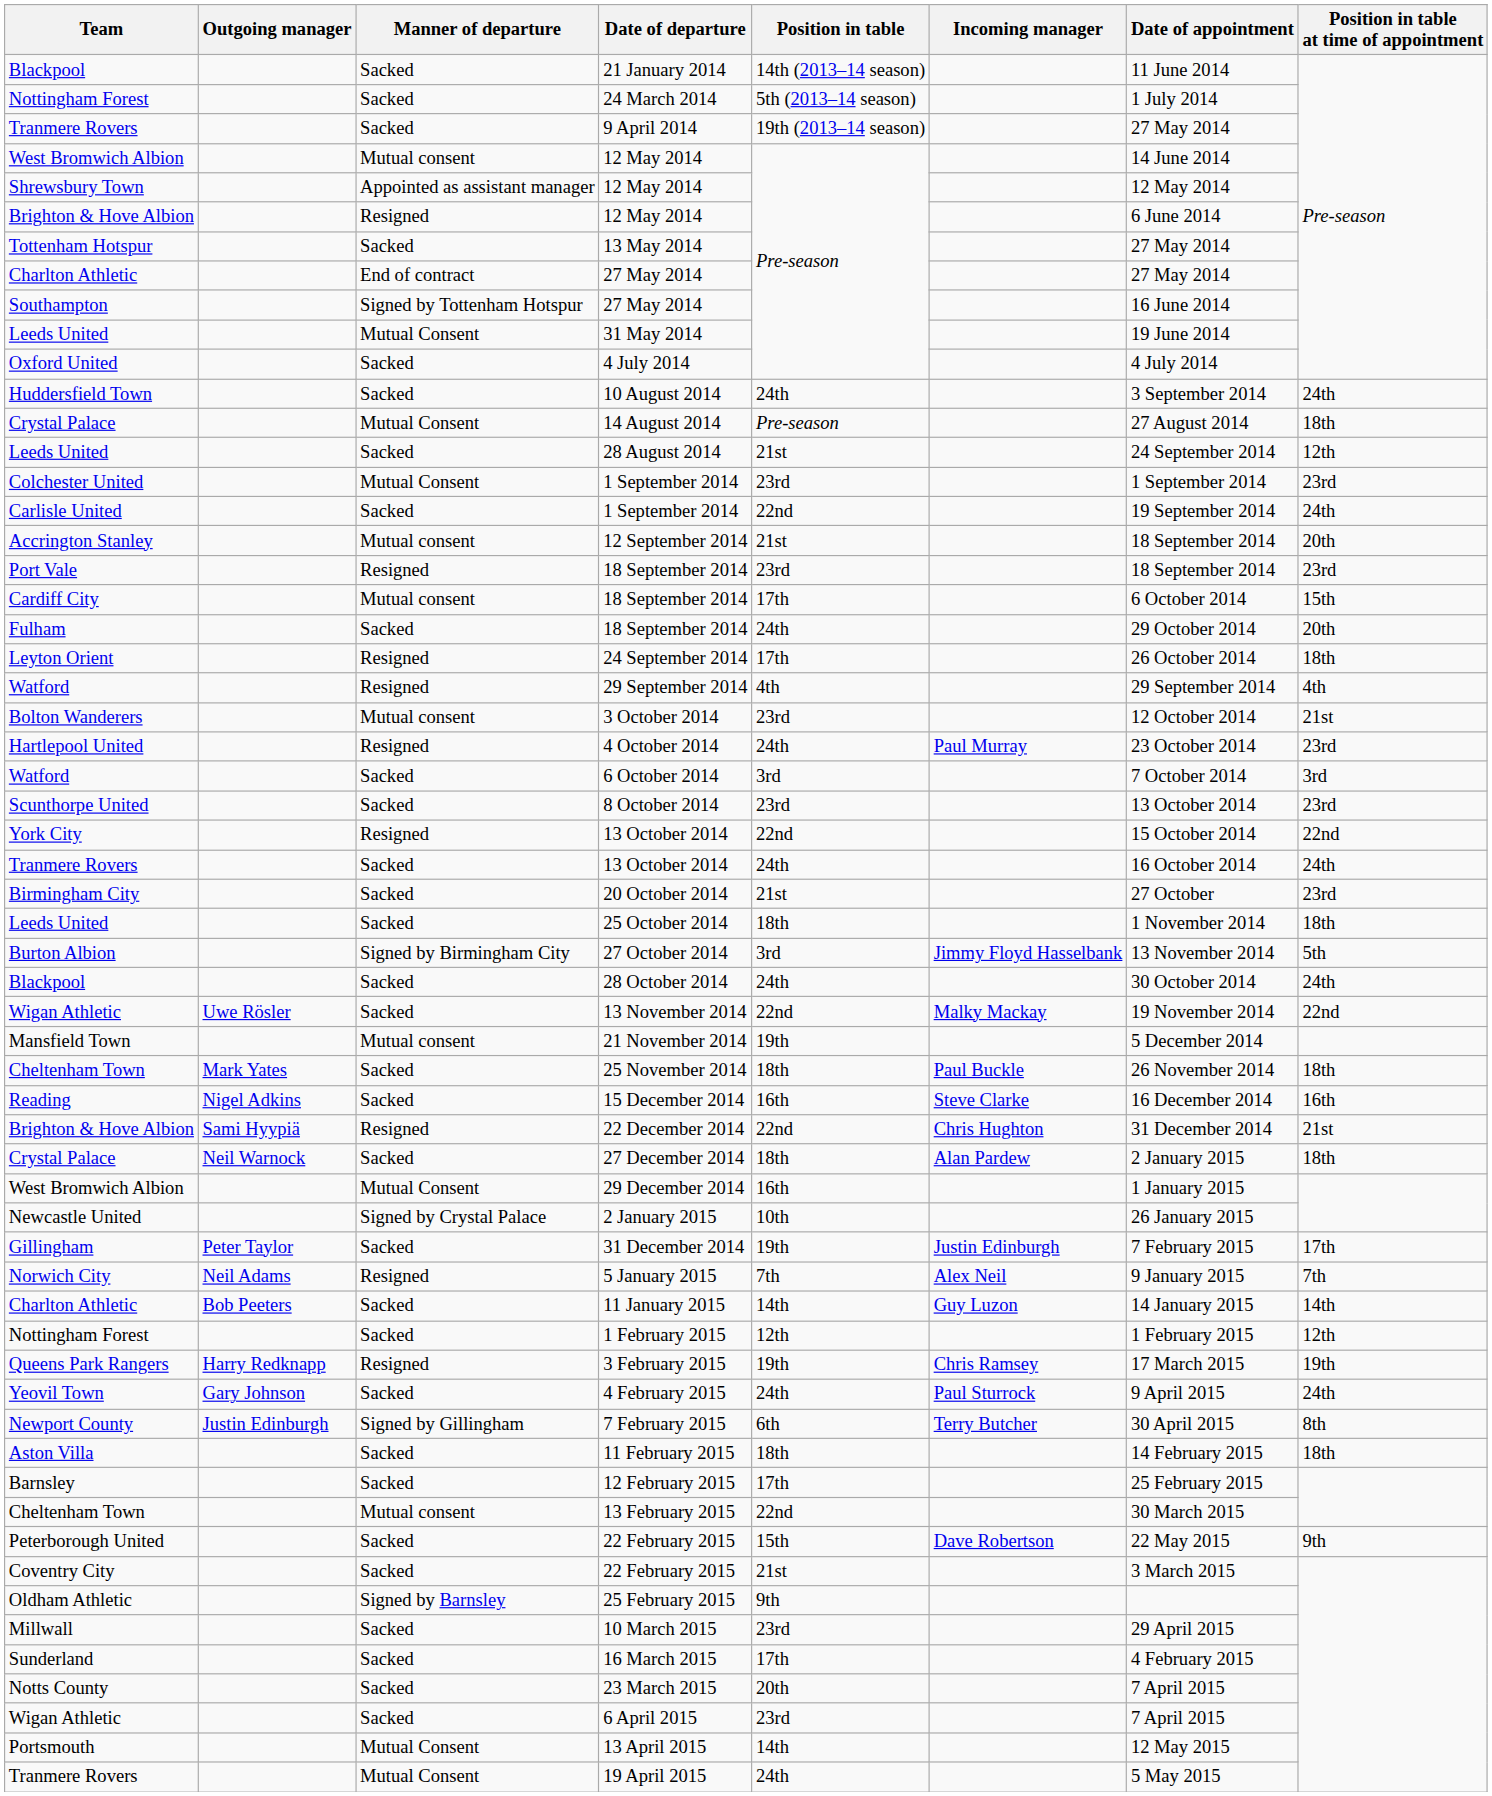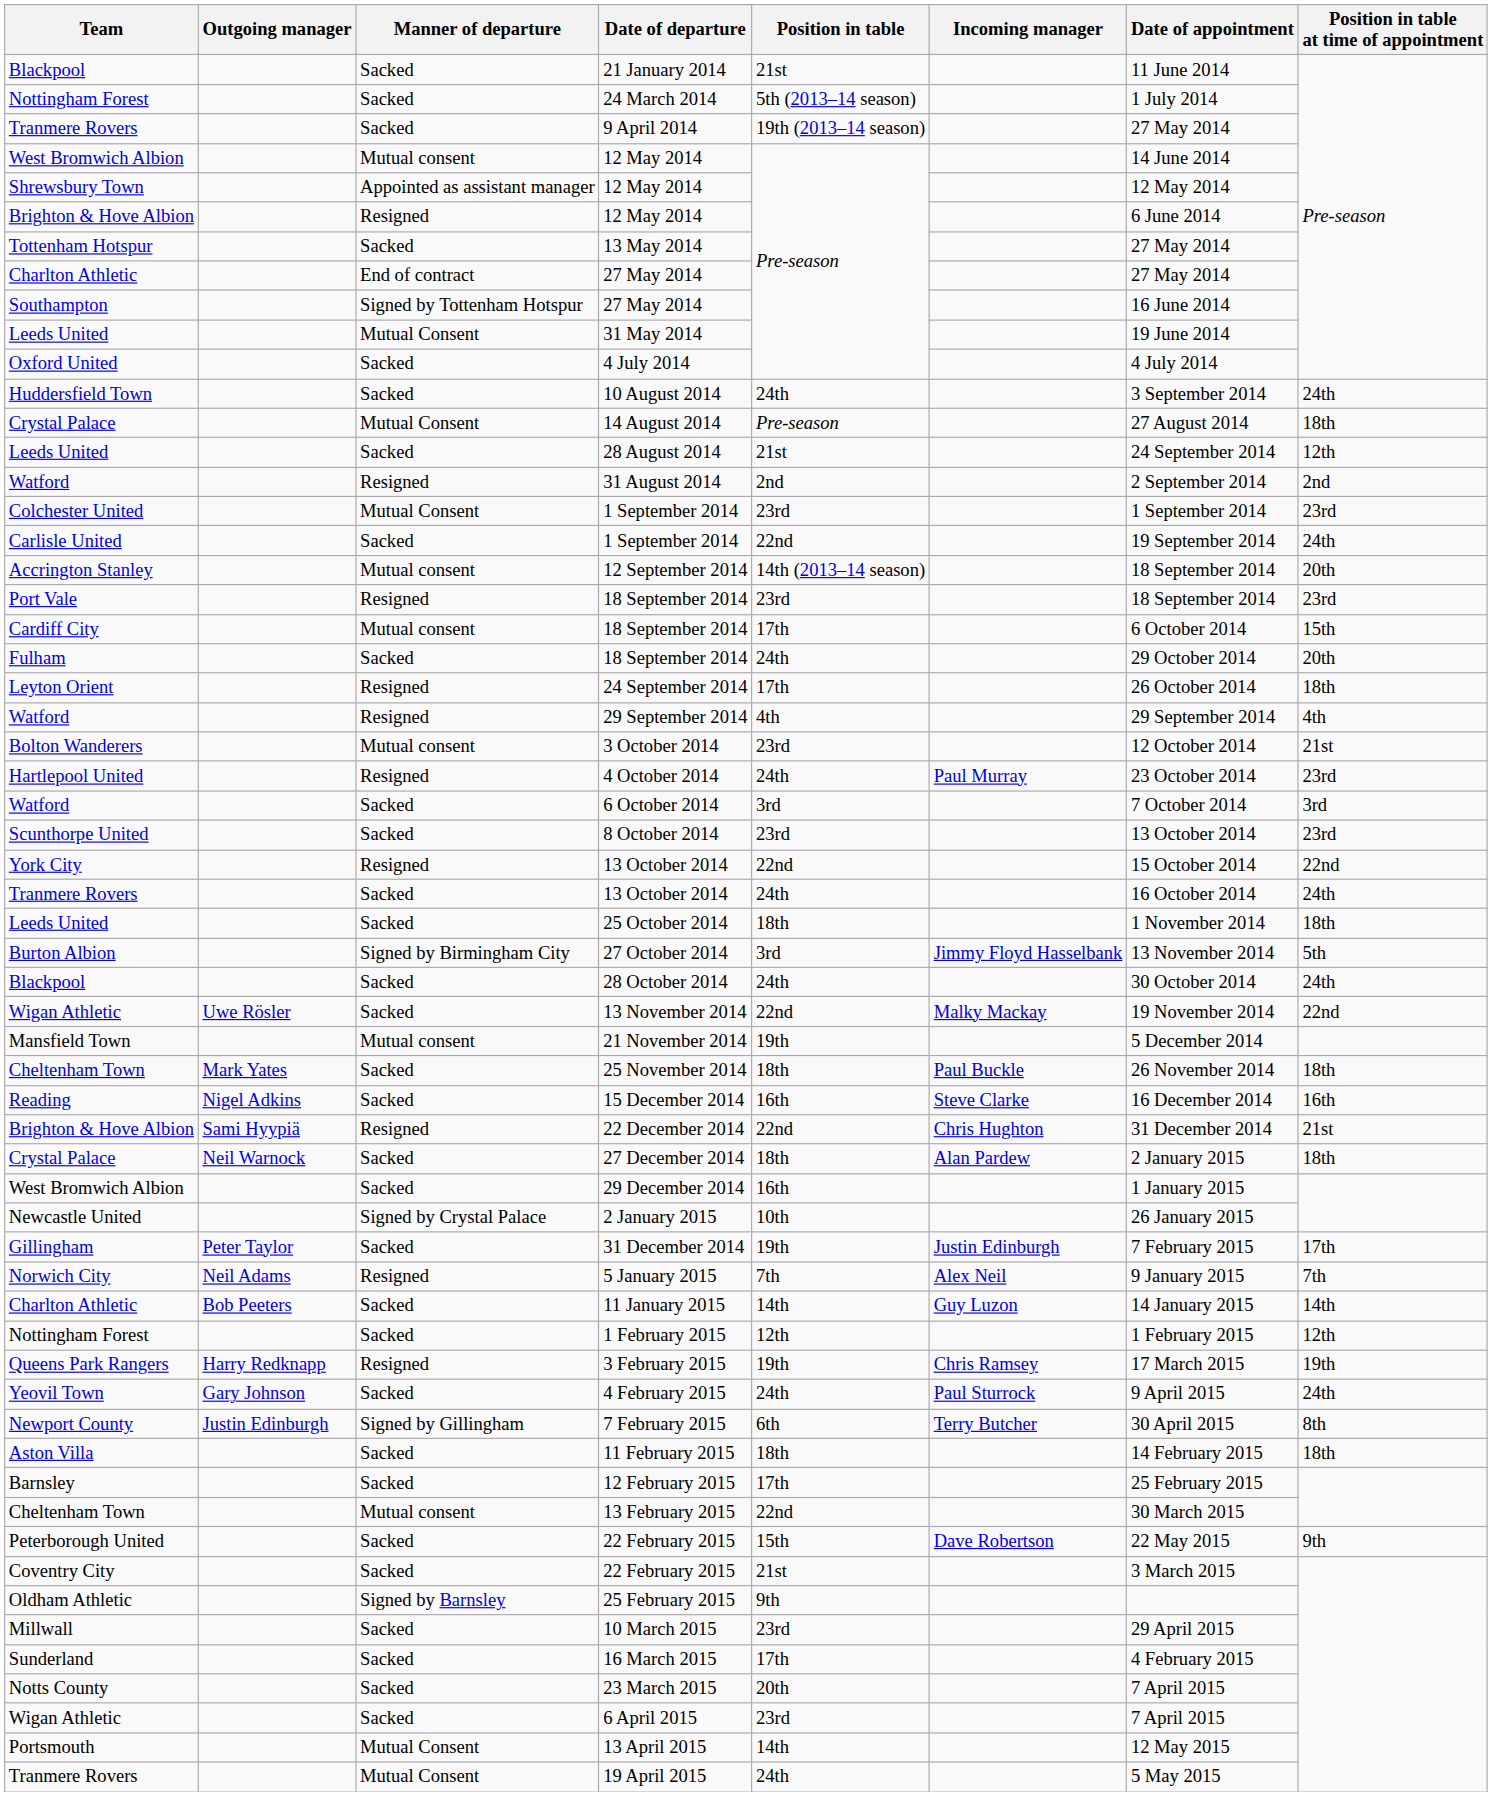(841, 69) 14th (2013–14 season) -> (771, 69) 21st
+ row: (39, 481)
(771, 540) 21st -> (841, 569) 14th (2013–14 season)
- row: (74, 893)
(420, 1188) Mutual Consent -> (387, 1188) Sacked
